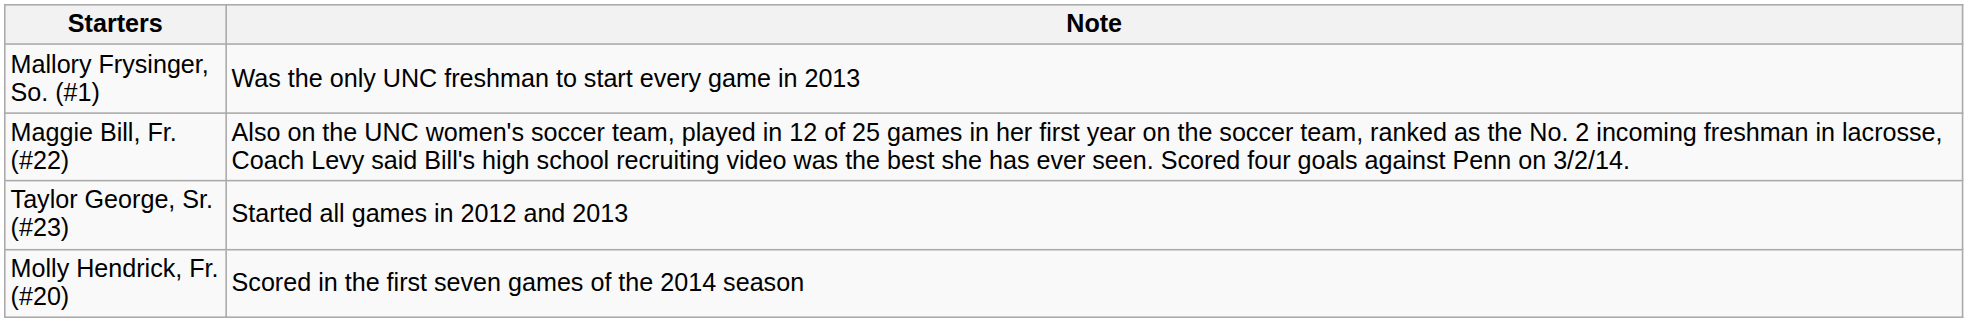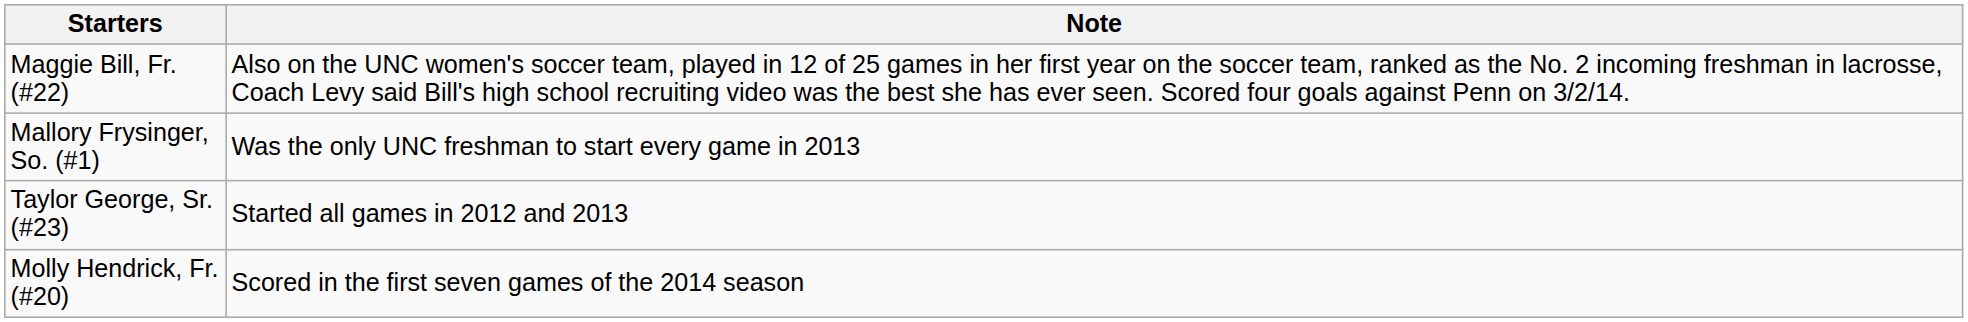rows swapped: (94, 146) <-> (110, 78)
